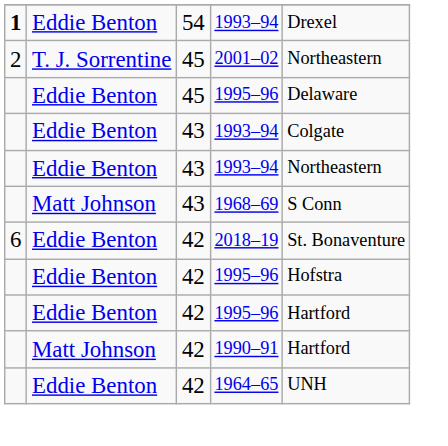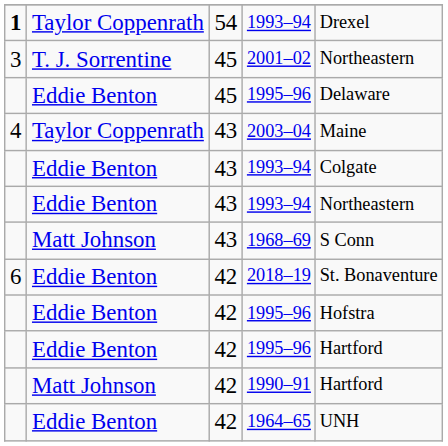(95, 22) Eddie Benton -> (118, 22) Taylor Coppenrath
(16, 58) 2 -> (16, 58) 3
+ row: (226, 131)
